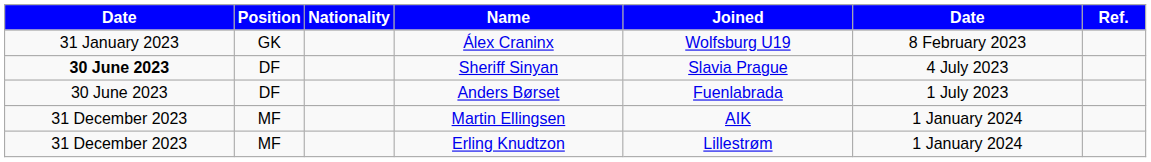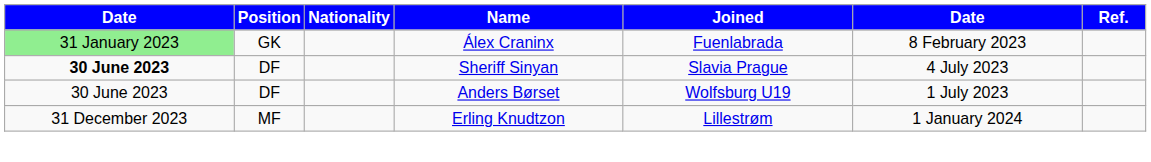(119, 43) no background -> (119, 43) lightgreen background
(738, 43) Wolfsburg U19 -> (738, 43) Fuenlabrada
(738, 93) Fuenlabrada -> (738, 93) Wolfsburg U19
- row: (508, 119)
